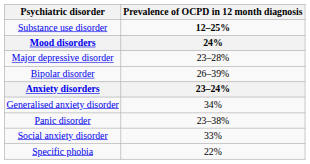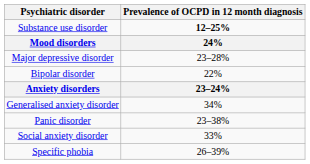(213, 74) 26–39% -> (213, 74) 22%
(213, 151) 22% -> (213, 151) 26–39%
